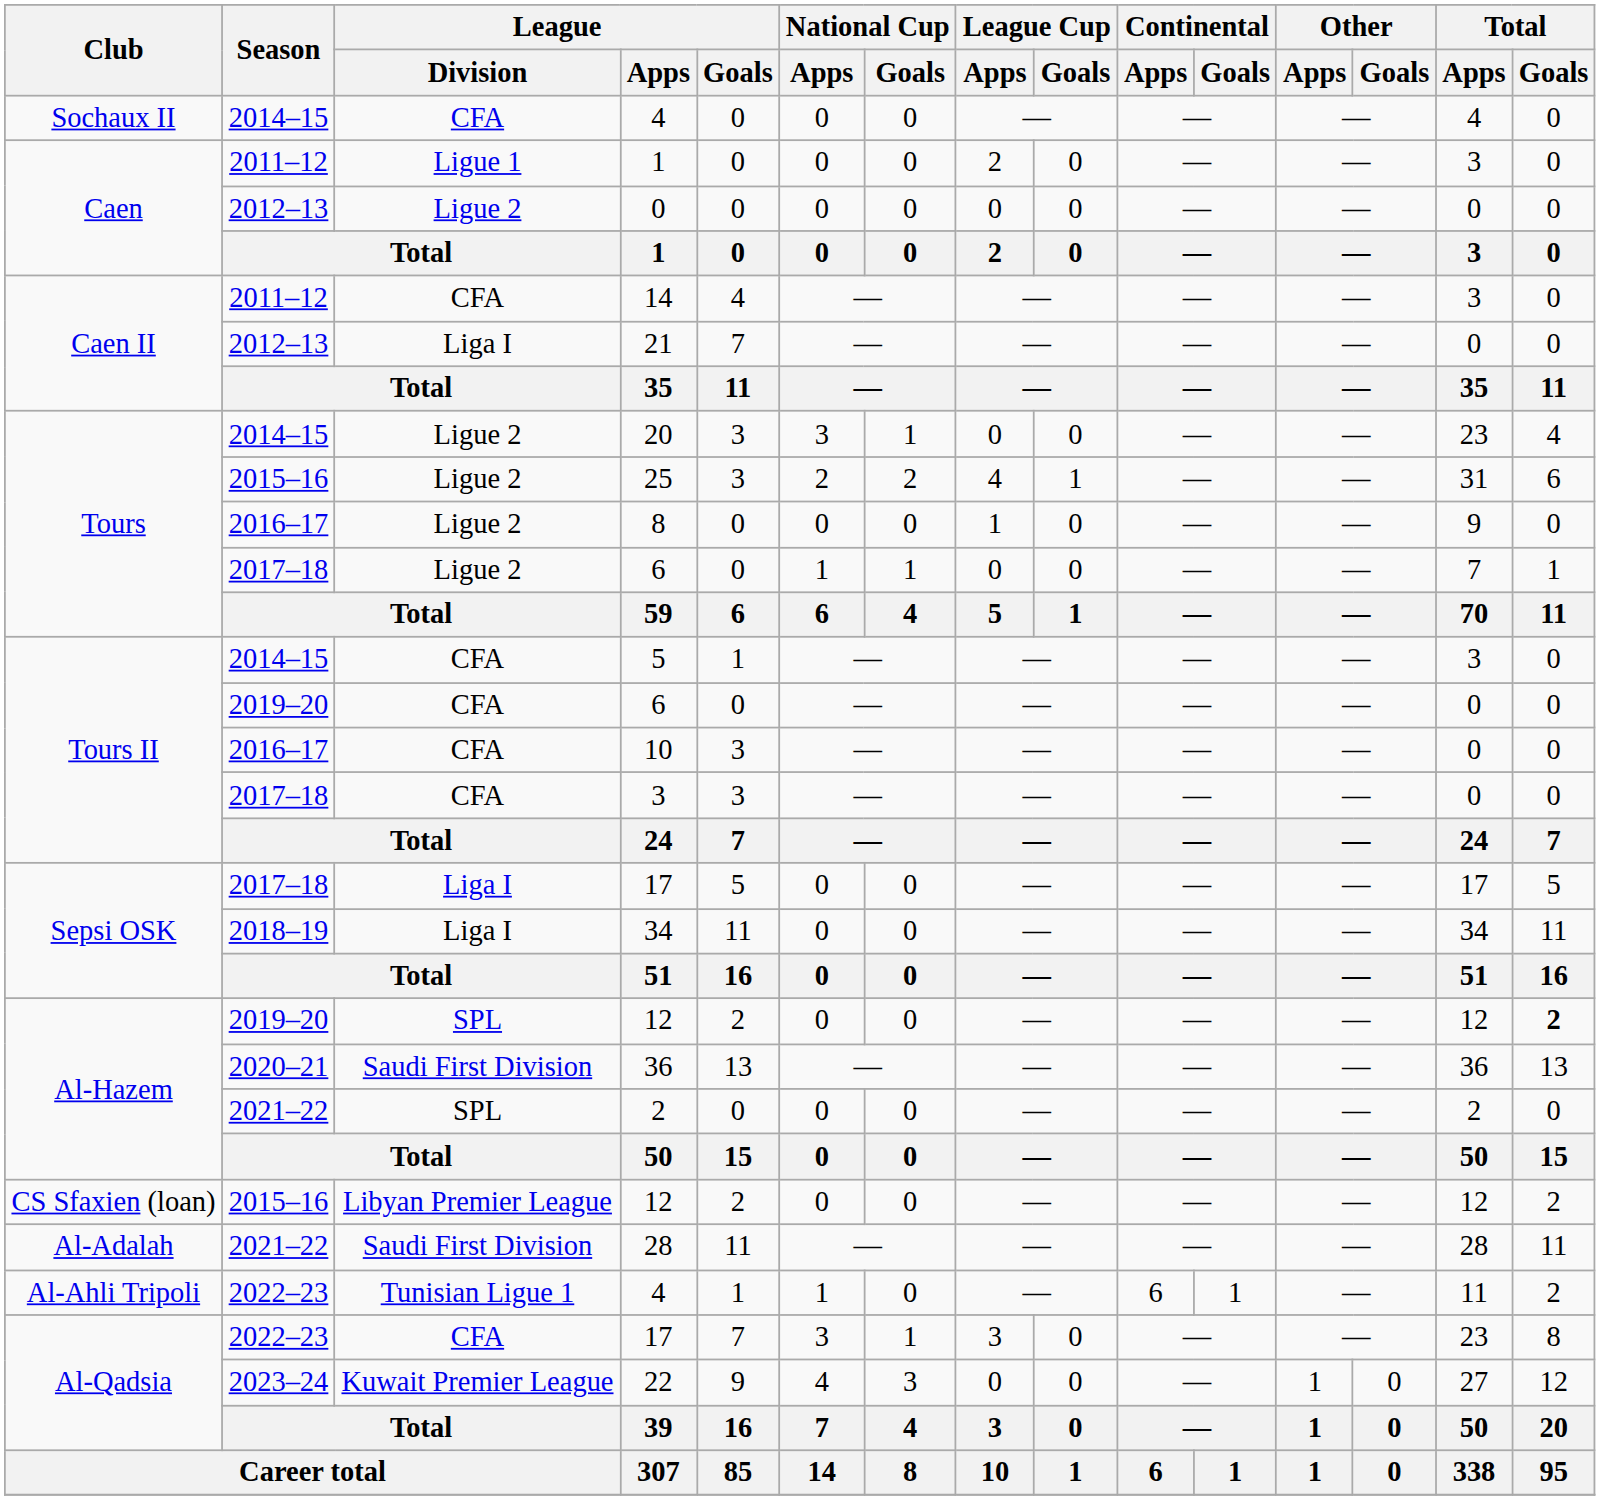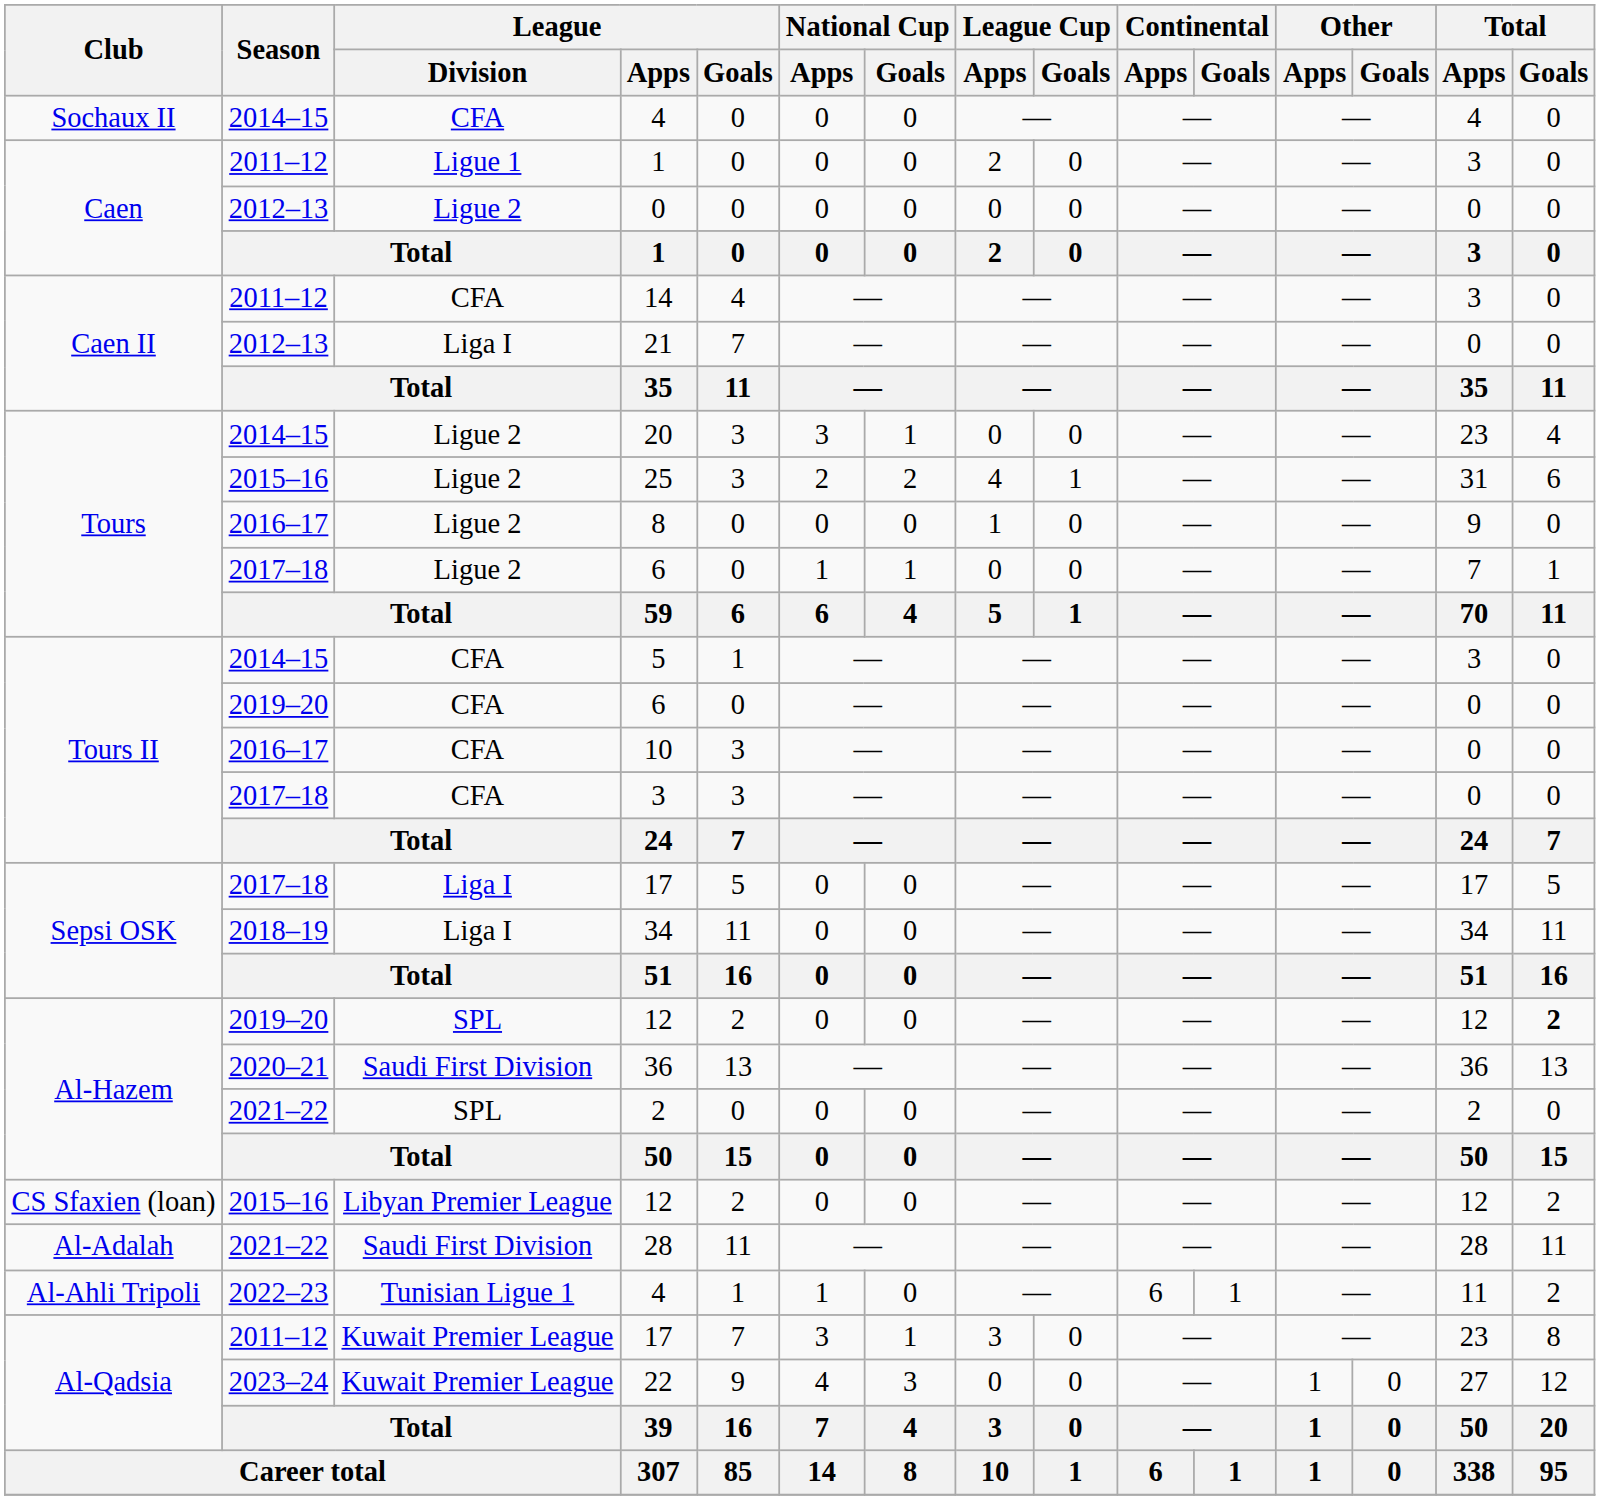(279, 1336) 2022–23 -> (279, 1336) 2011–12
(477, 1336) CFA -> (477, 1336) Kuwait Premier League
